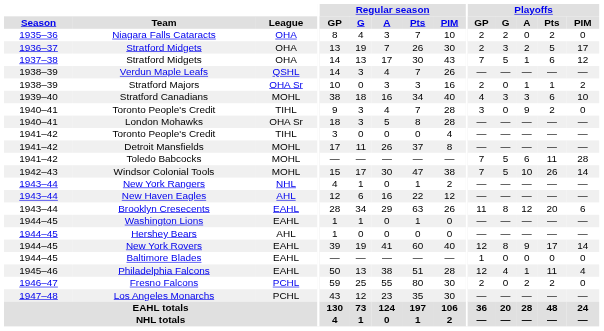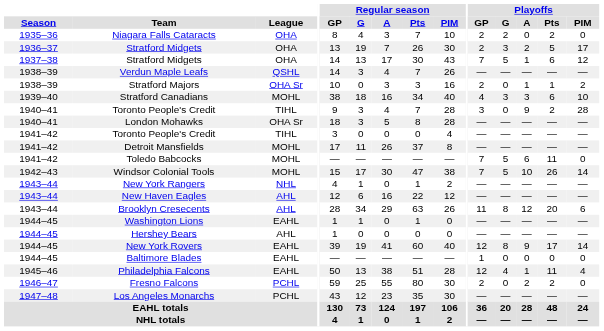(583, 109) 0 -> (583, 109) 28
(583, 159) 28 -> (583, 159) 0
(286, 208) EAHL -> (286, 208) AHL
